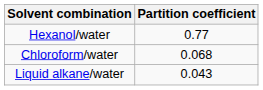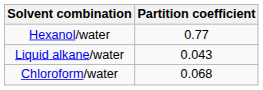rows swapped: (69, 74) <-> (69, 54)
